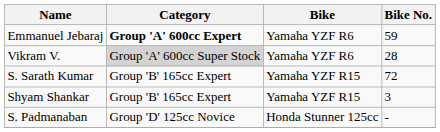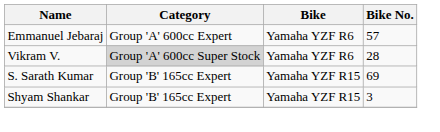(175, 35) bold -> (171, 35) normal
(391, 35) 59 -> (373, 35) 57
(391, 76) 72 -> (373, 76) 69
- row: (47, 117)
